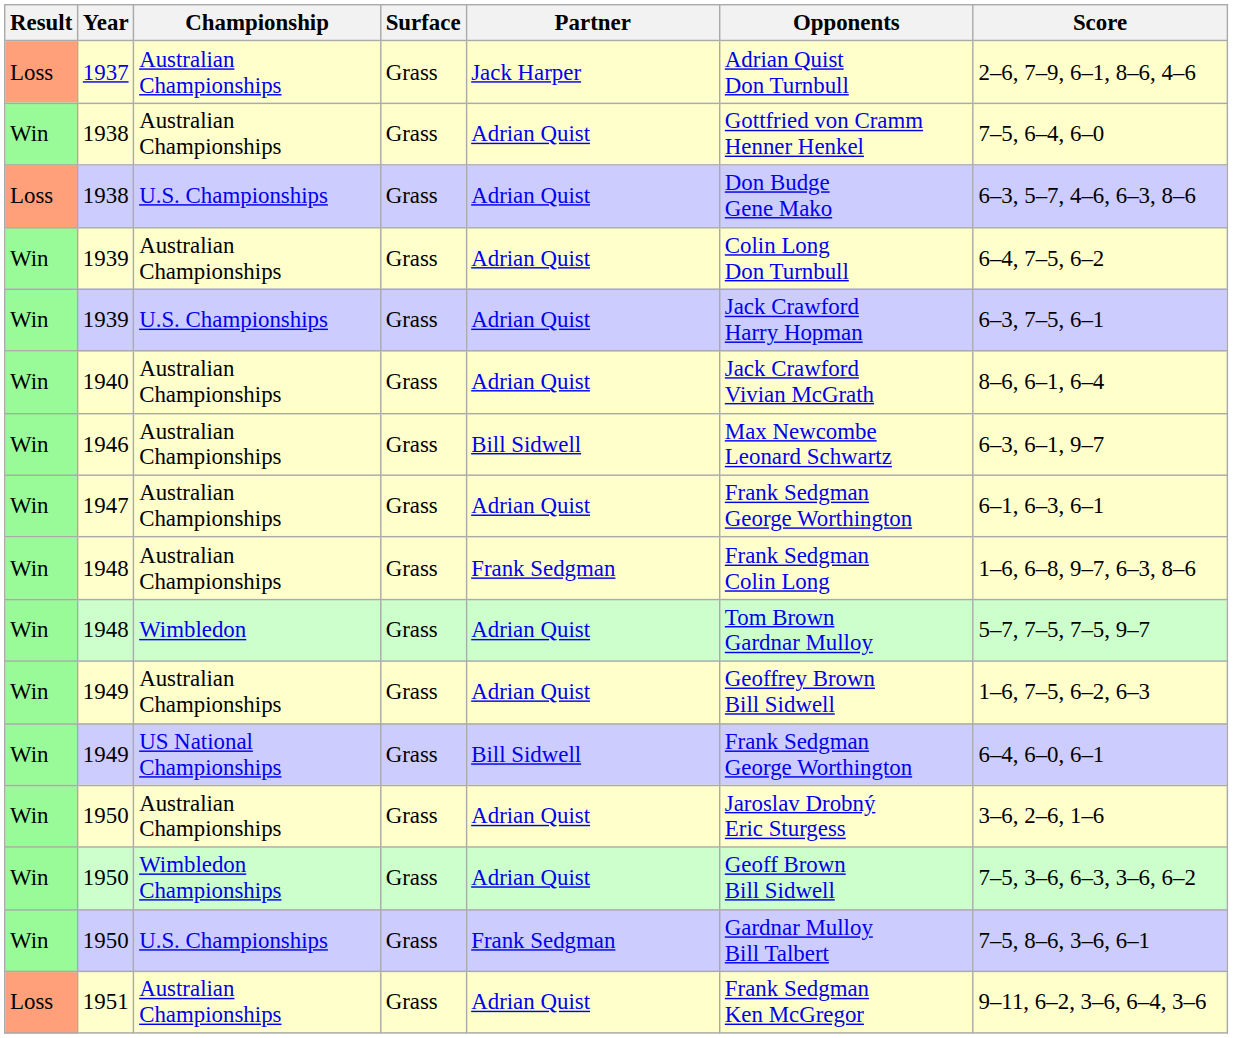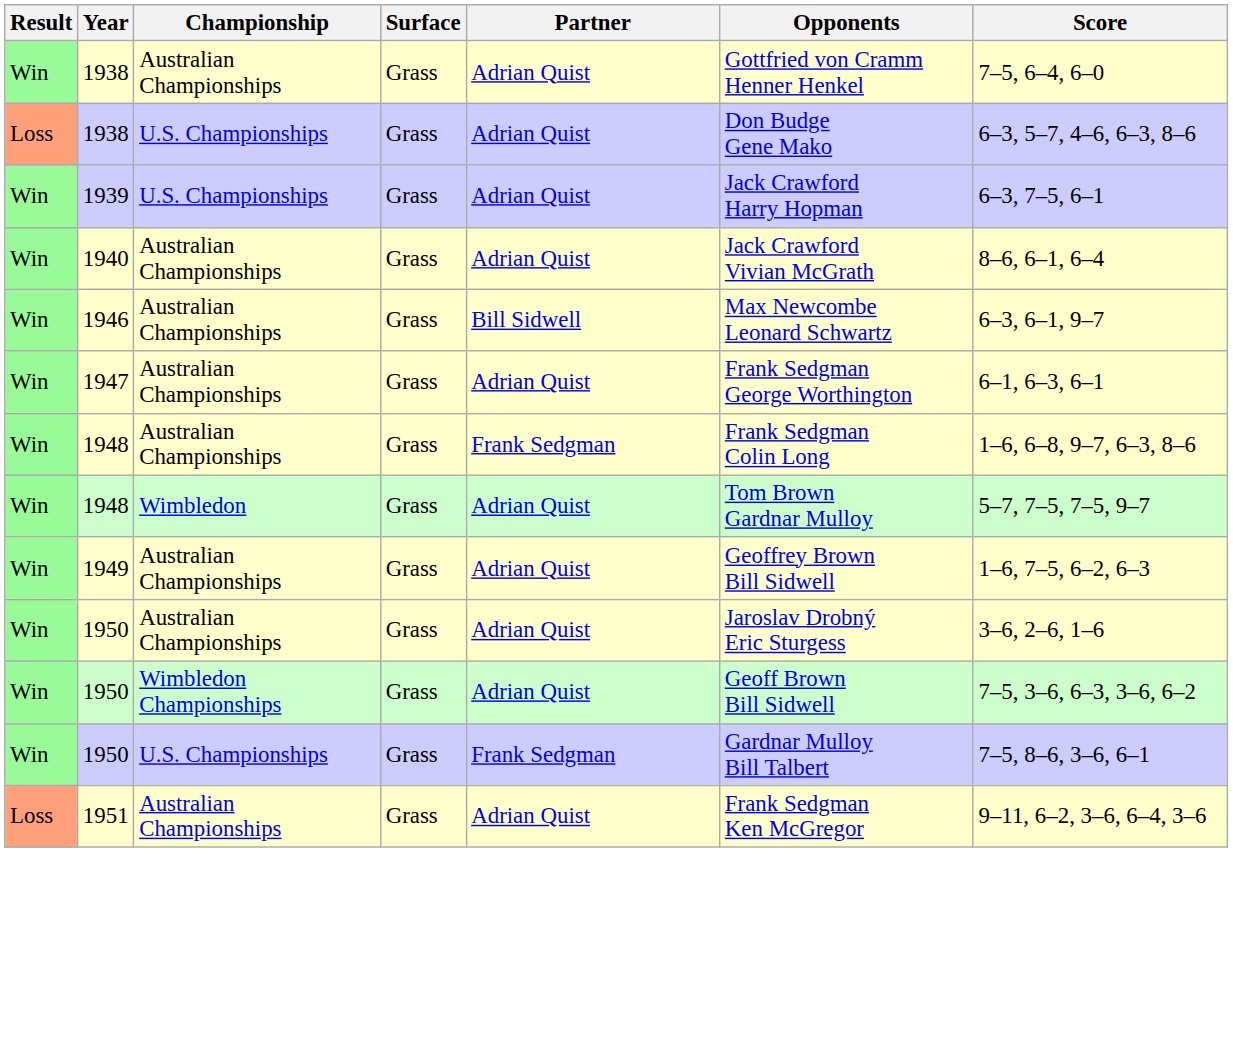- row: (106, 71)
- row: (106, 257)
- row: (106, 754)
